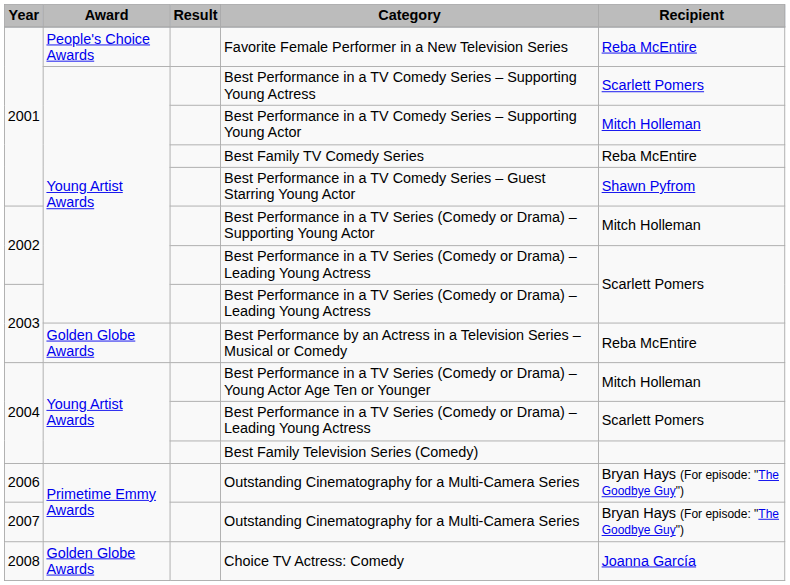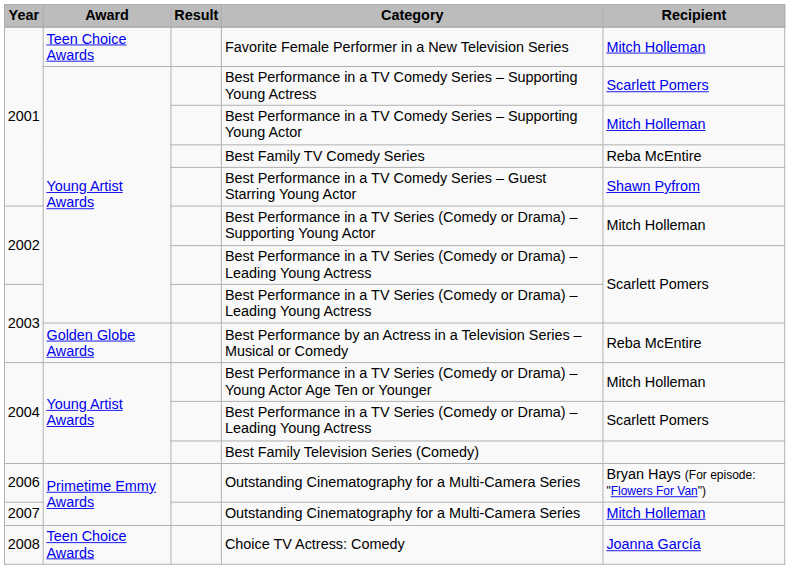(98, 46) People's Choice Awards -> (86, 46) Teen Choice Awards
(649, 46) Reba McEntire -> (656, 46) Mitch Holleman
(690, 482) Bryan Hays (For episode: "The Goodbye Guy") -> (681, 482) Bryan Hays (For episode: "Flowers For Van")
(690, 521) Bryan Hays (For episode: "The Goodbye Guy") -> (656, 513) Mitch Holleman
(91, 560) Golden Globe Awards -> (86, 544) Teen Choice Awards
